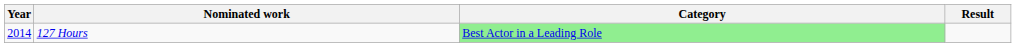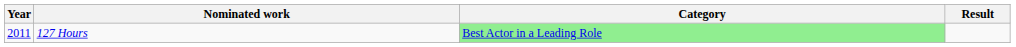(19, 33) 2014 -> (19, 33) 2011
